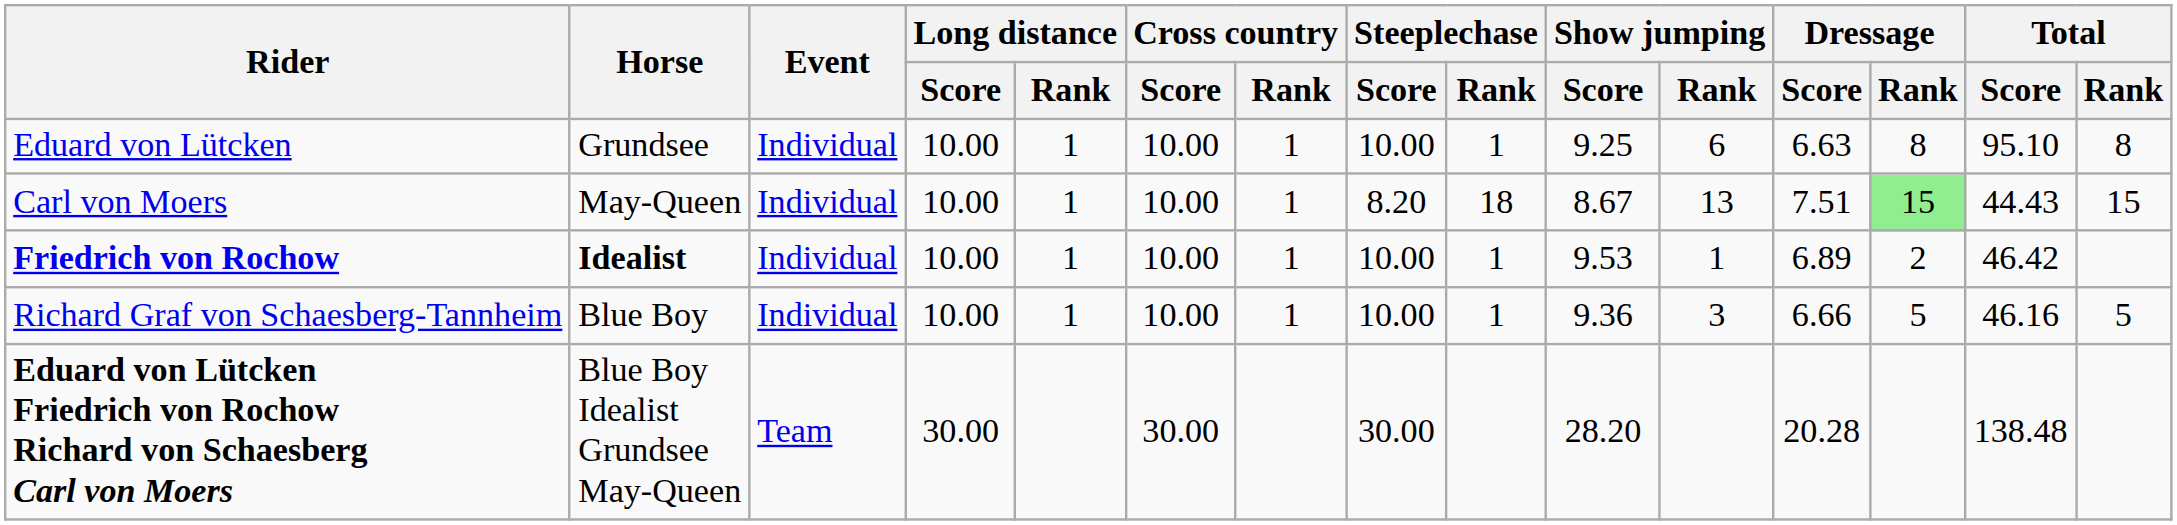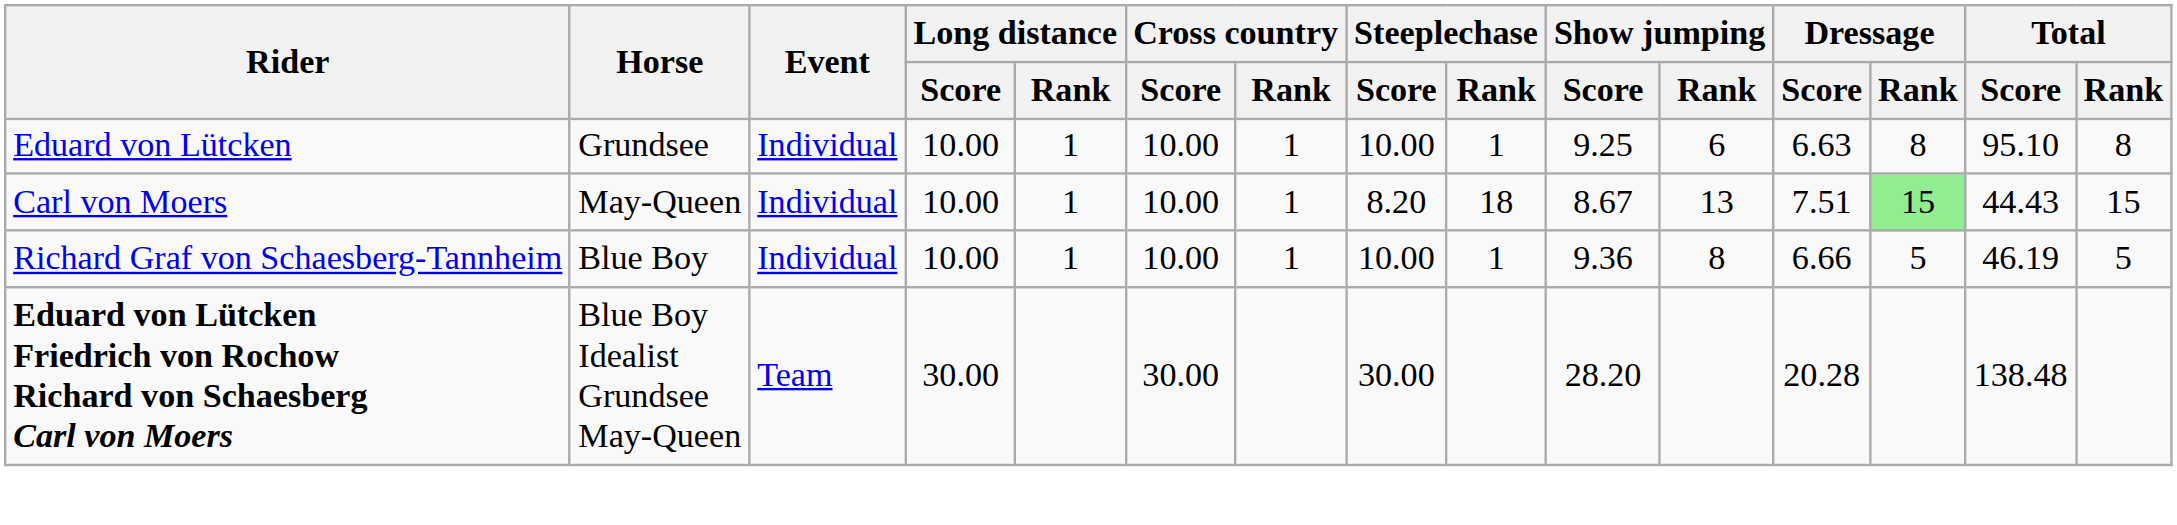- row: (176, 258)
(1717, 314) 3 -> (1717, 258) 8
(2021, 314) 46.16 -> (2021, 258) 46.19
